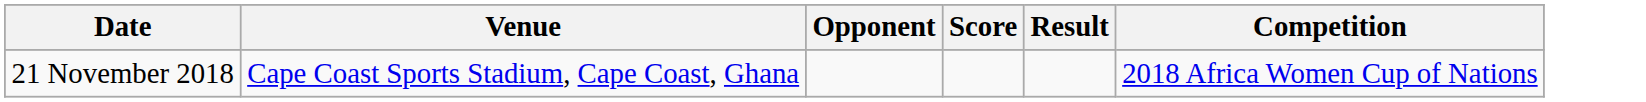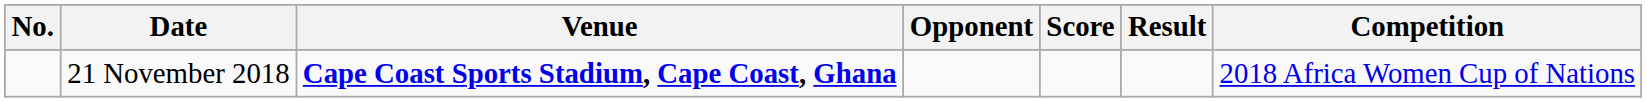+ column: (33, 27)
(523, 73) normal -> (600, 73) bold
